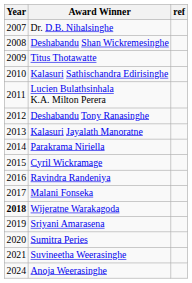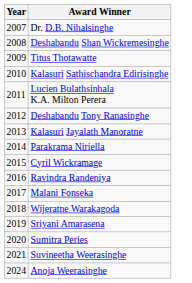- column: (179, 12)
(16, 208) bold -> (16, 208) normal
